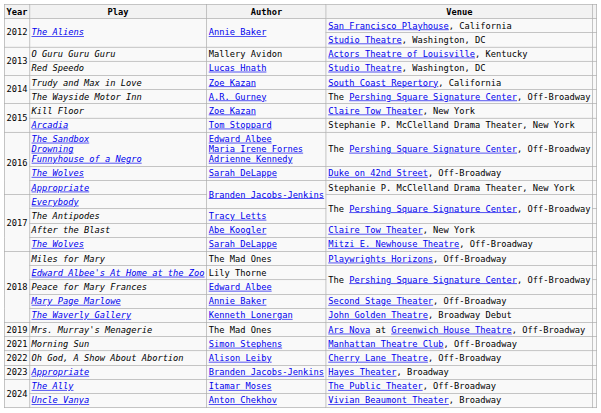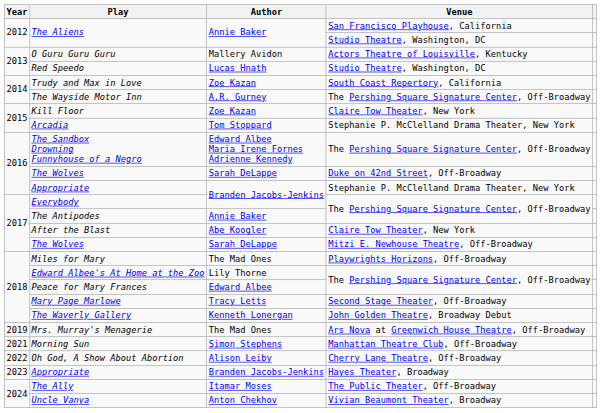(238, 216) Tracy Letts -> (238, 216) Annie Baker
(238, 301) Annie Baker -> (238, 301) Tracy Letts
